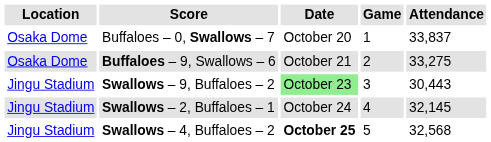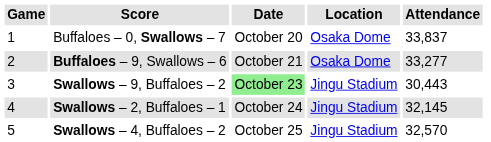columns swapped: (382, 14) <-> (51, 14)
(430, 61) 33,275 -> (426, 61) 33,277
(319, 131) bold -> (269, 131) normal
(430, 131) 32,568 -> (426, 131) 32,570
